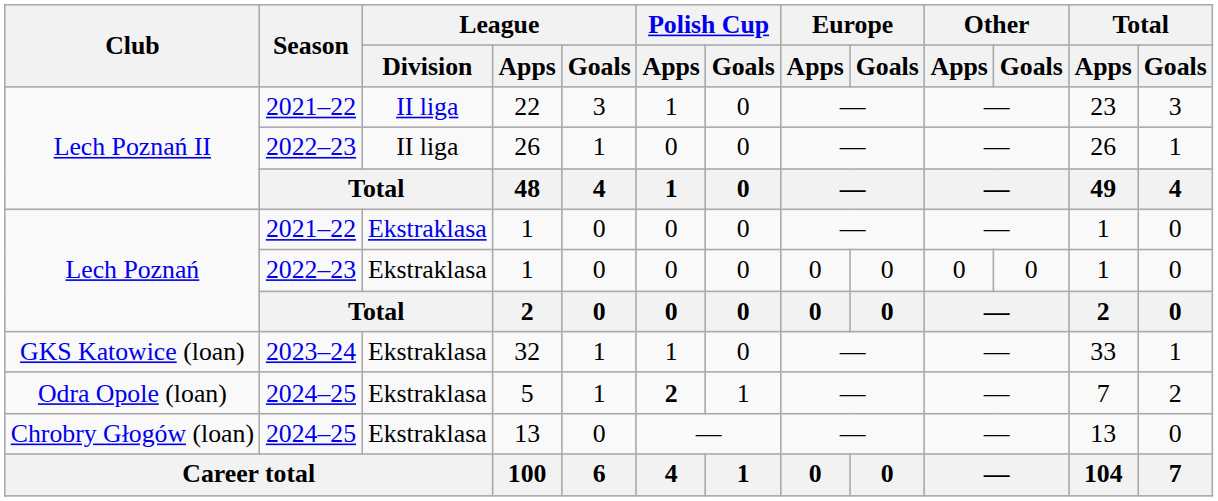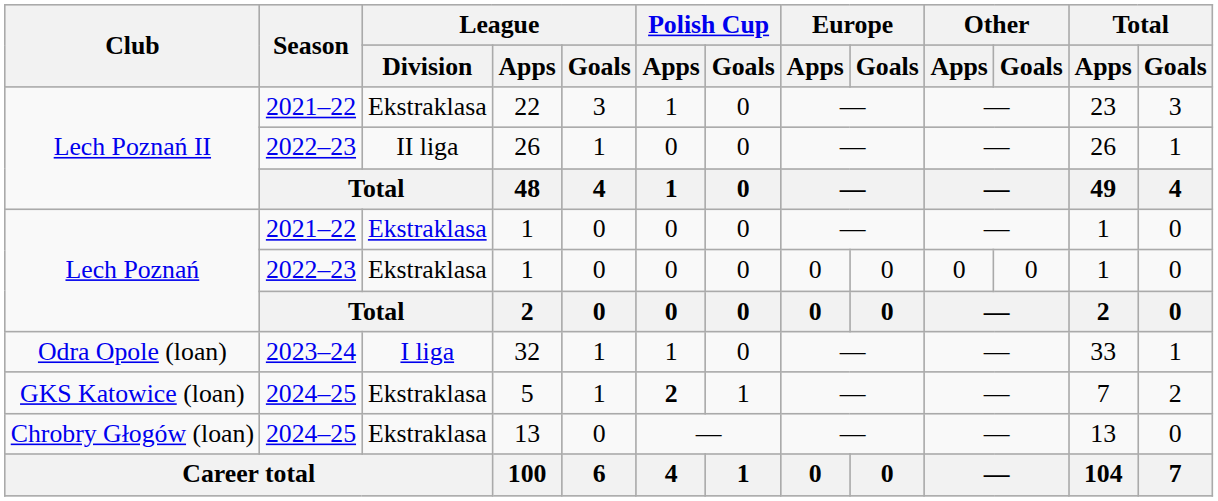(427, 106) II liga -> (427, 106) Ekstraklasa
(132, 351) GKS Katowice (loan) -> (132, 351) Odra Opole (loan)
(427, 351) Ekstraklasa -> (427, 351) I liga
(132, 392) Odra Opole (loan) -> (132, 392) GKS Katowice (loan)
